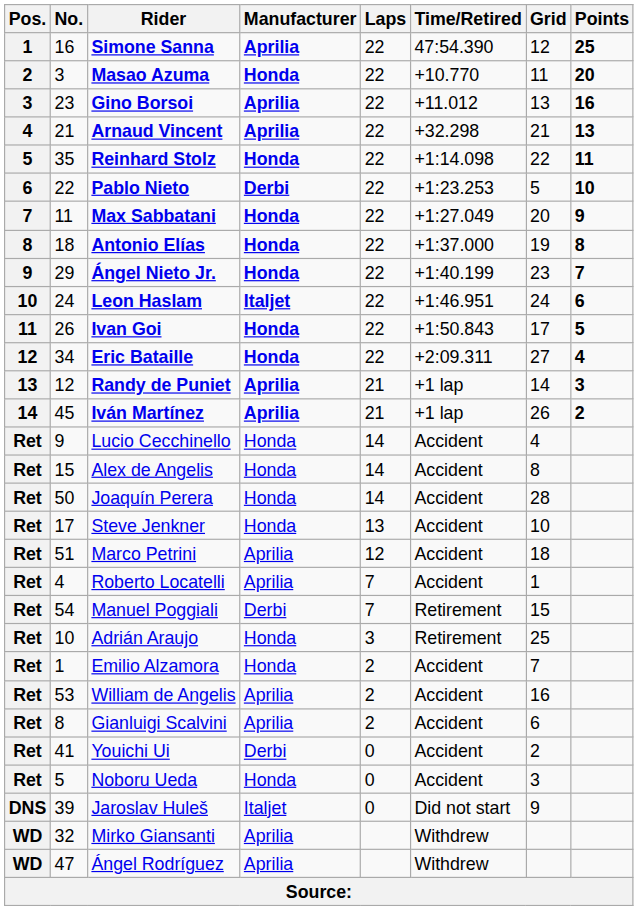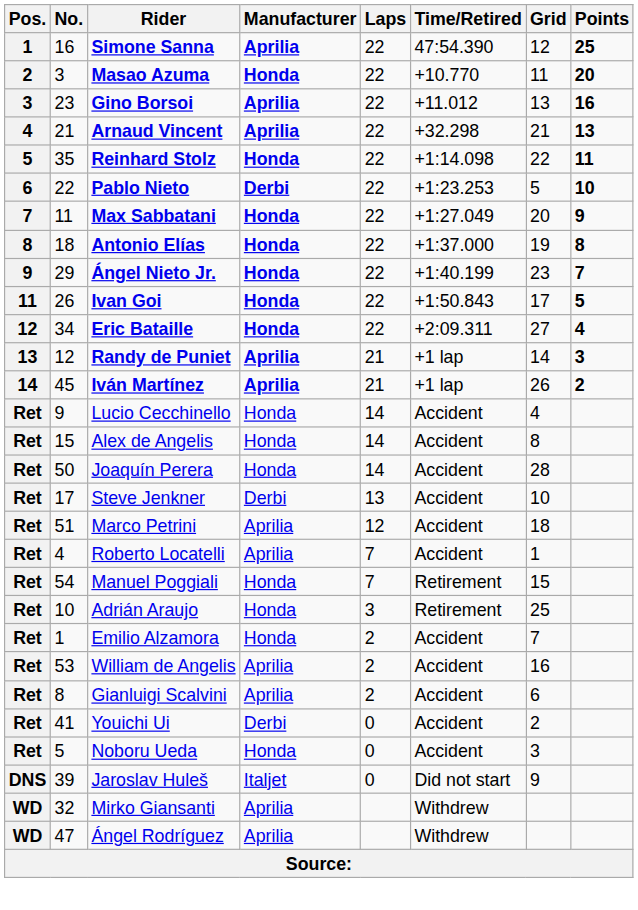- row: (147, 300)
(270, 526) Honda -> (265, 497) Derbi
(265, 610) Derbi -> (270, 582) Honda
